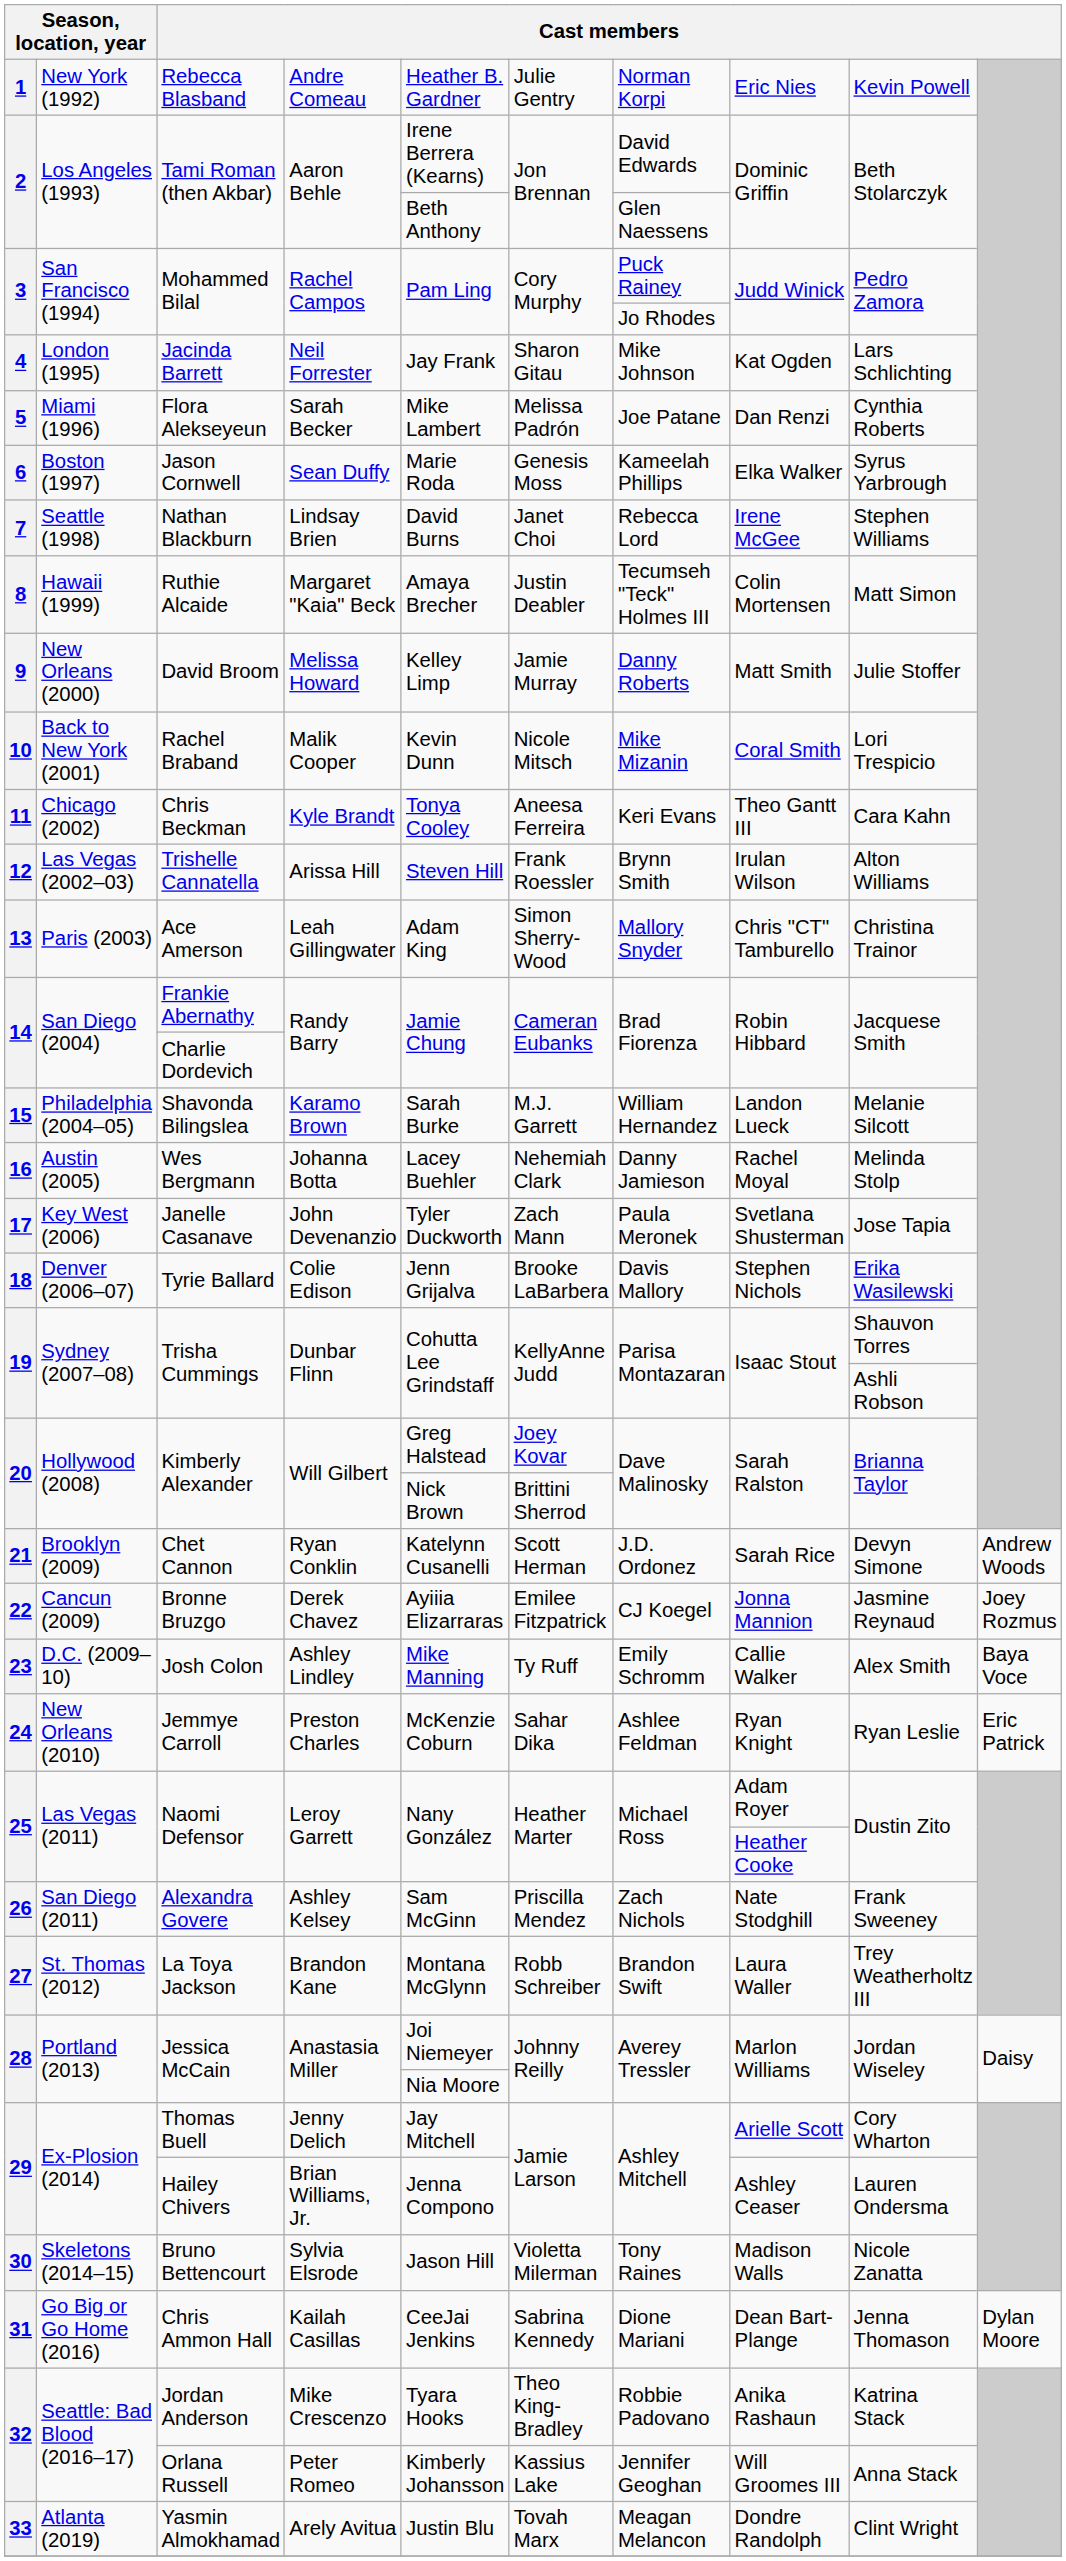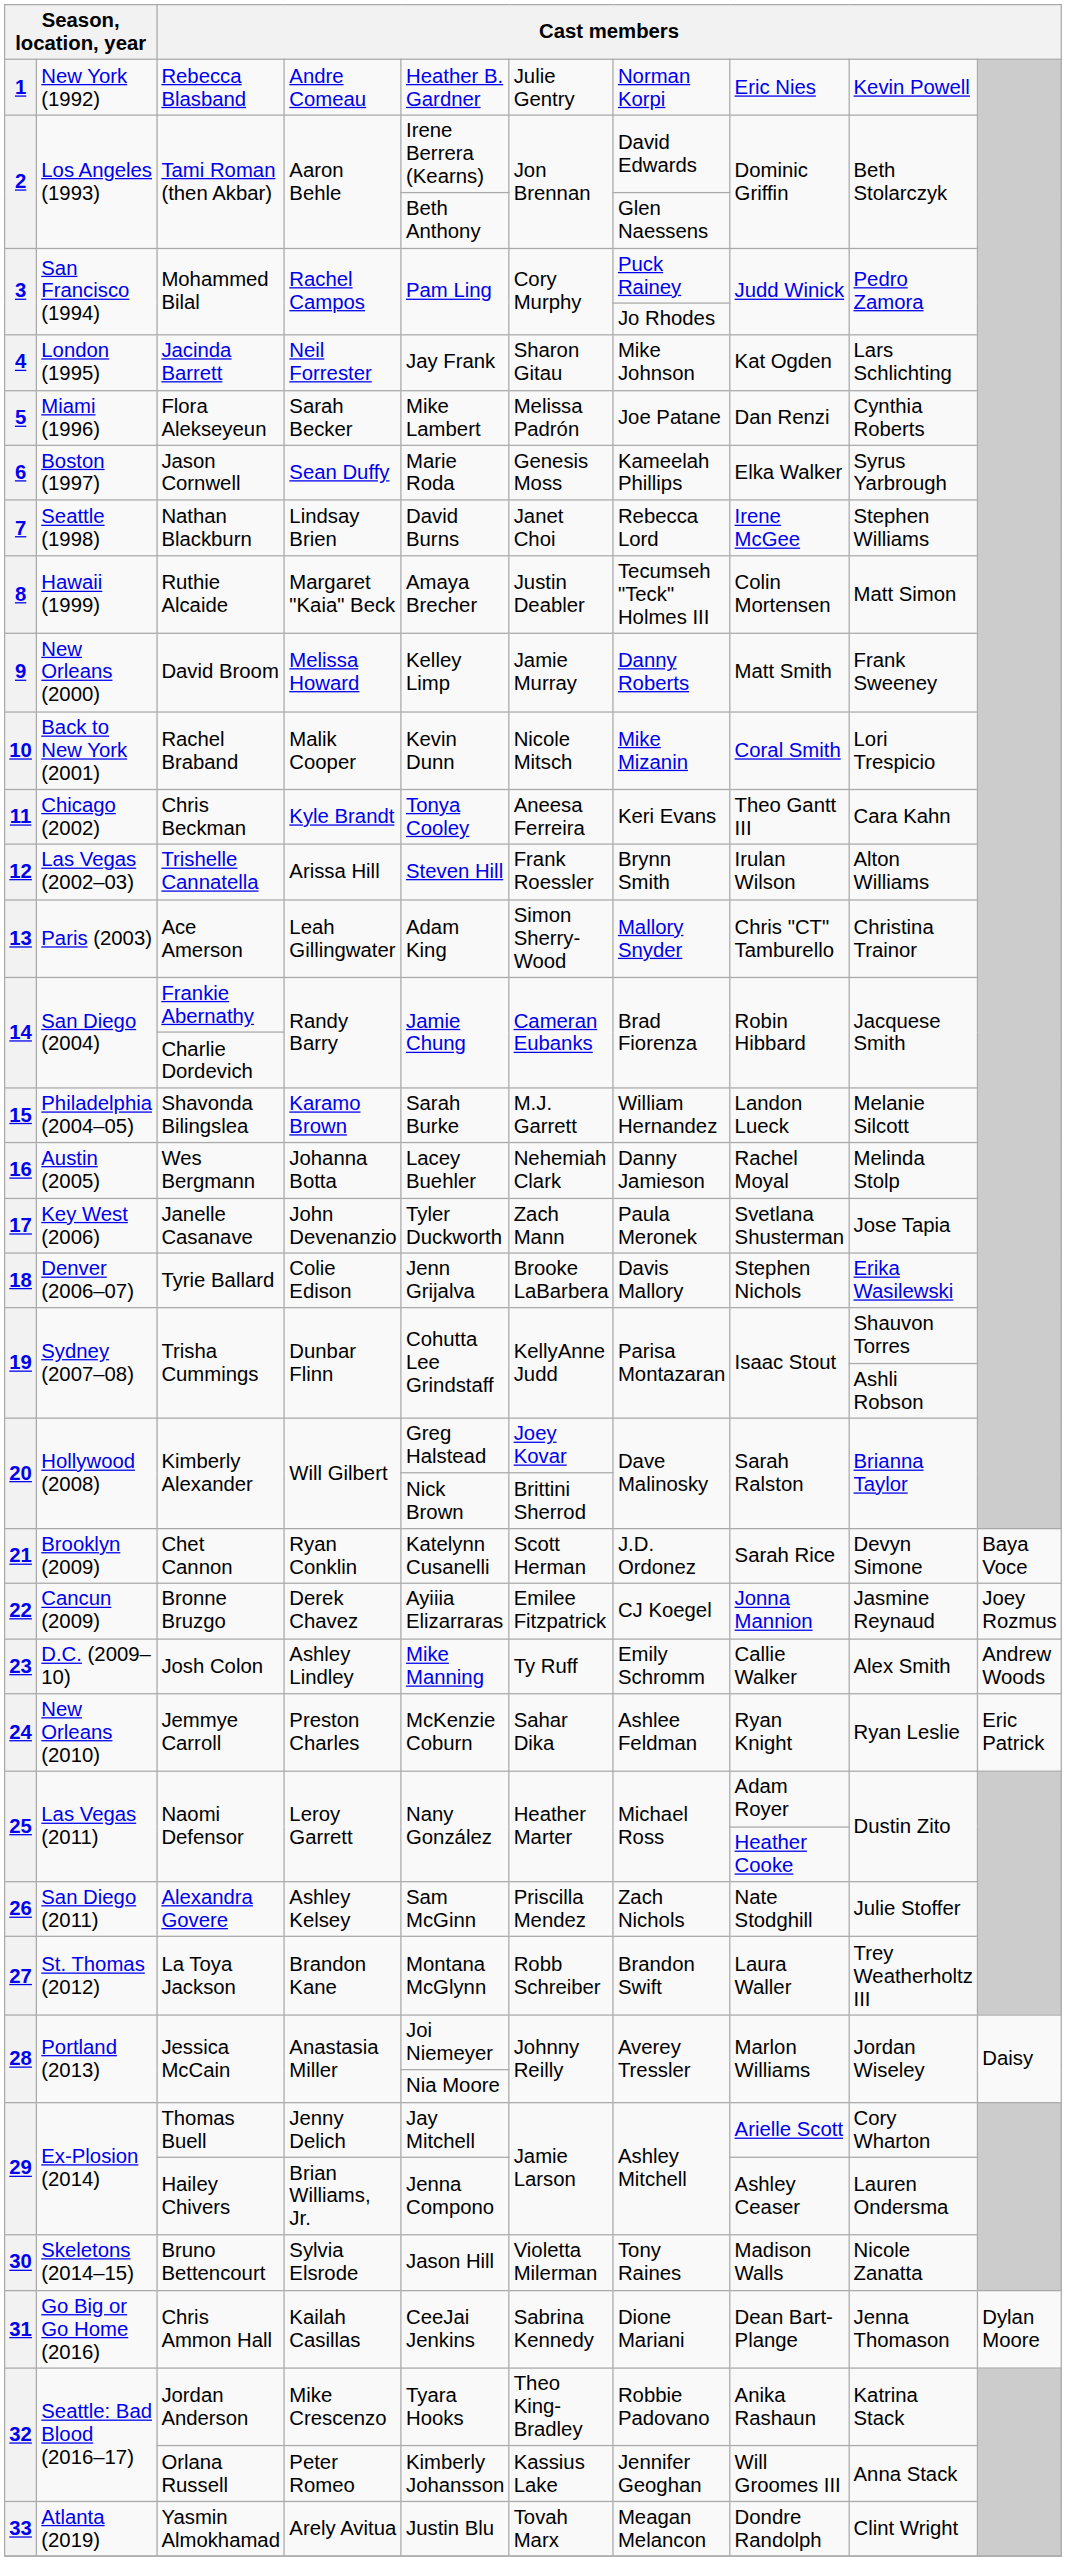(907, 672) Julie Stoffer -> (895, 672) Frank Sweeney
(1017, 1555) Andrew Woods -> (1005, 1555) Baya Voce
(1005, 1665) Baya Voce -> (1017, 1665) Andrew Woods
(895, 1909) Frank Sweeney -> (907, 1909) Julie Stoffer
